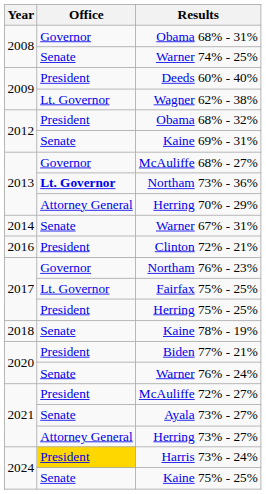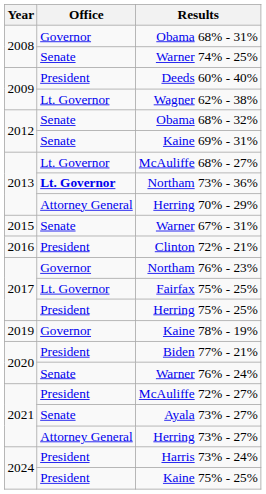(65, 120) President -> (58, 120) Senate
(66, 162) Governor -> (75, 162) Lt. Governor
(21, 225) 2014 -> (21, 225) 2015
(21, 330) 2018 -> (21, 330) 2019
(58, 330) Senate -> (66, 330) Governor
(65, 457) gold background -> (65, 457) no background
(58, 478) Senate -> (65, 478) President
